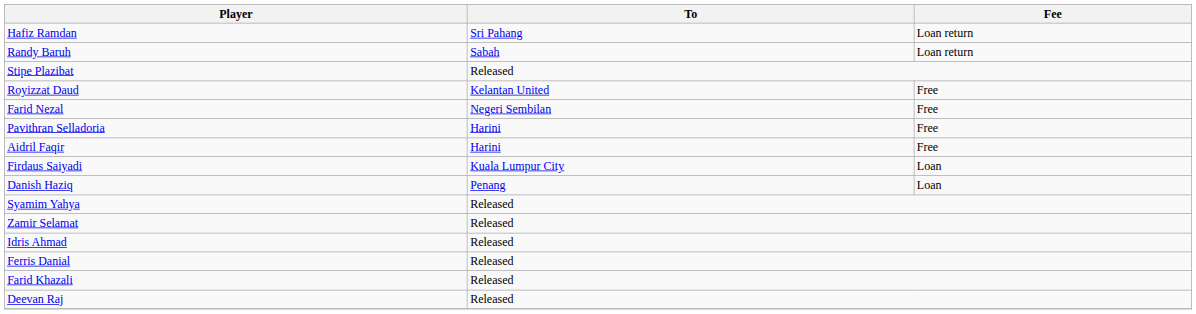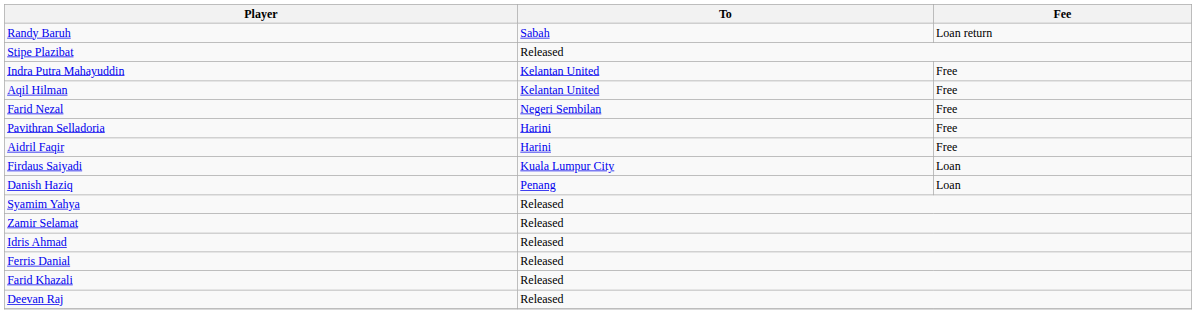- row: (42, 33)
+ row: (66, 71)
- row: (43, 90)
+ row: (37, 90)
